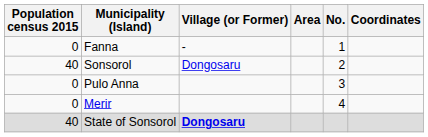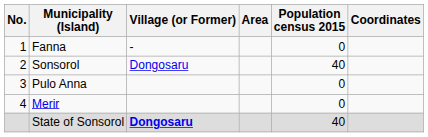columns swapped: (336, 20) <-> (43, 20)
